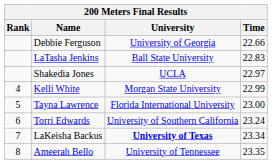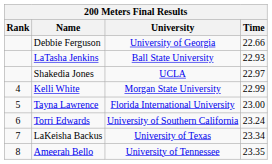(254, 58) 22.83 -> (254, 58) 22.93
(173, 136) bold -> (173, 136) normal
